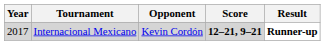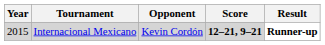(18, 31) 2017 -> (18, 31) 2015
